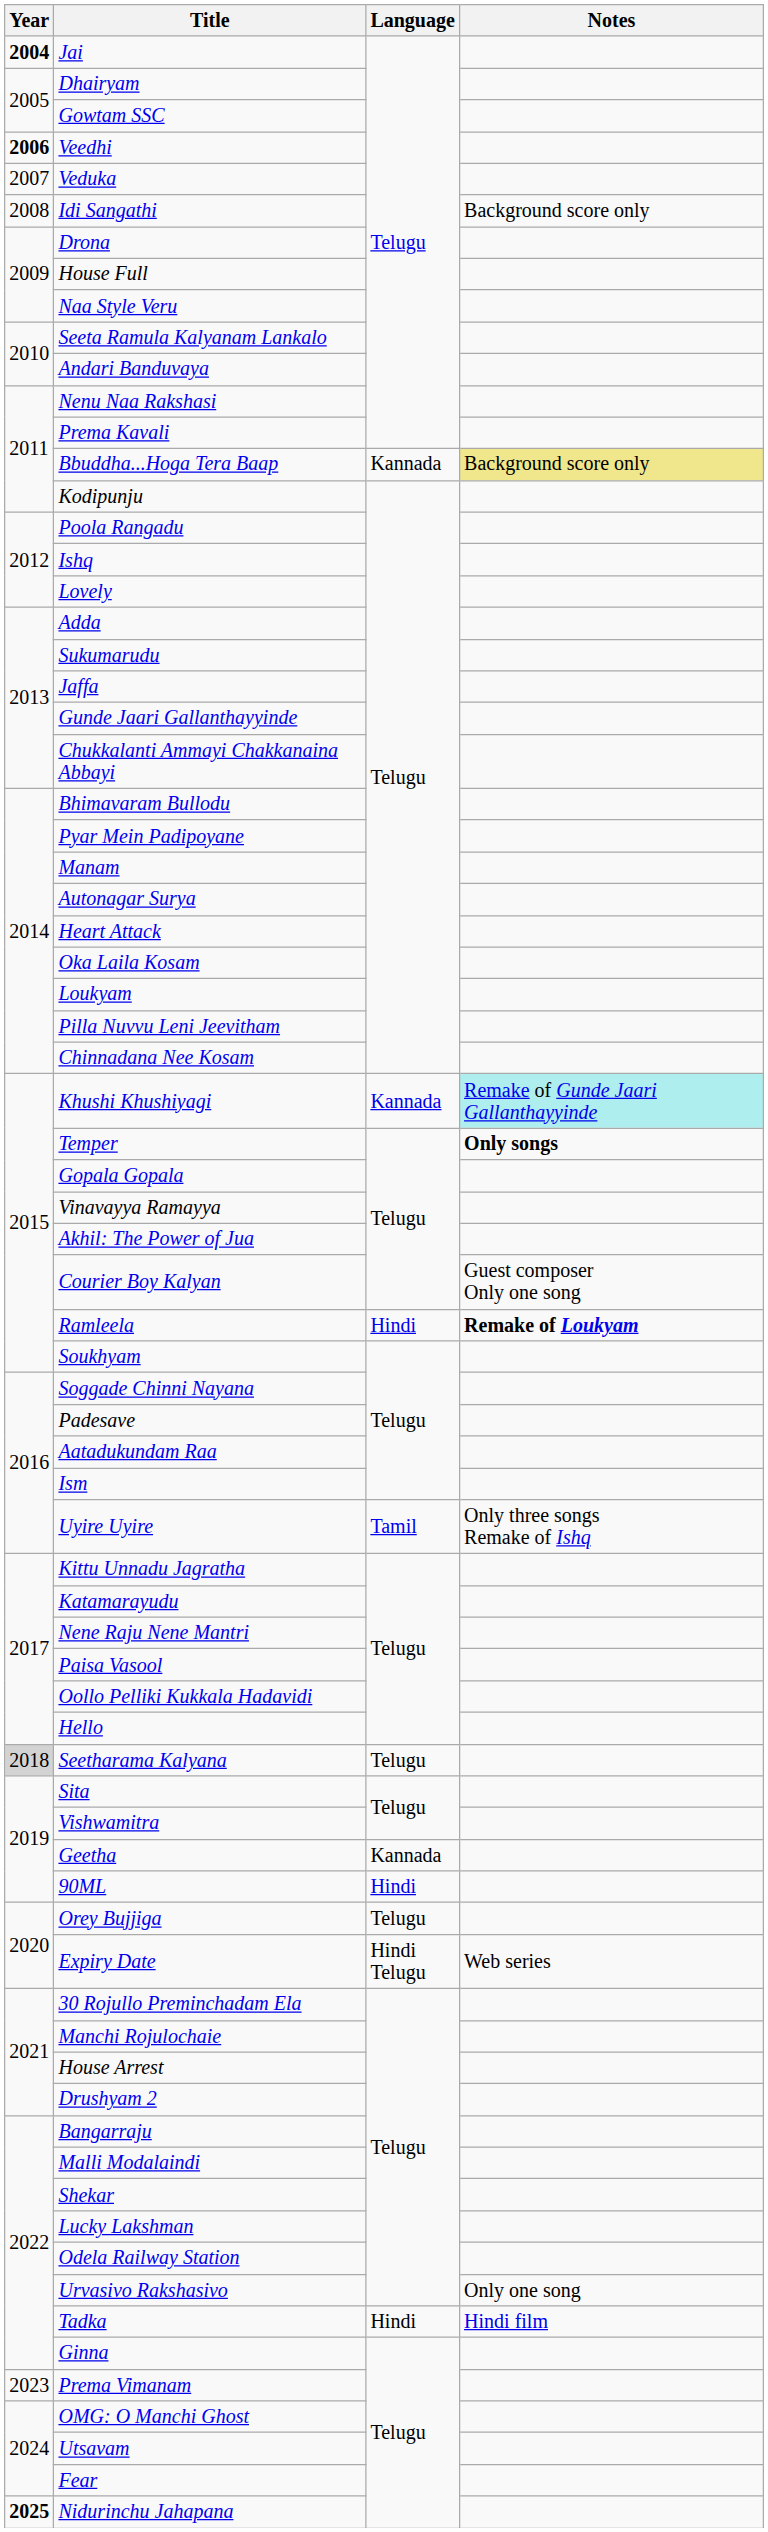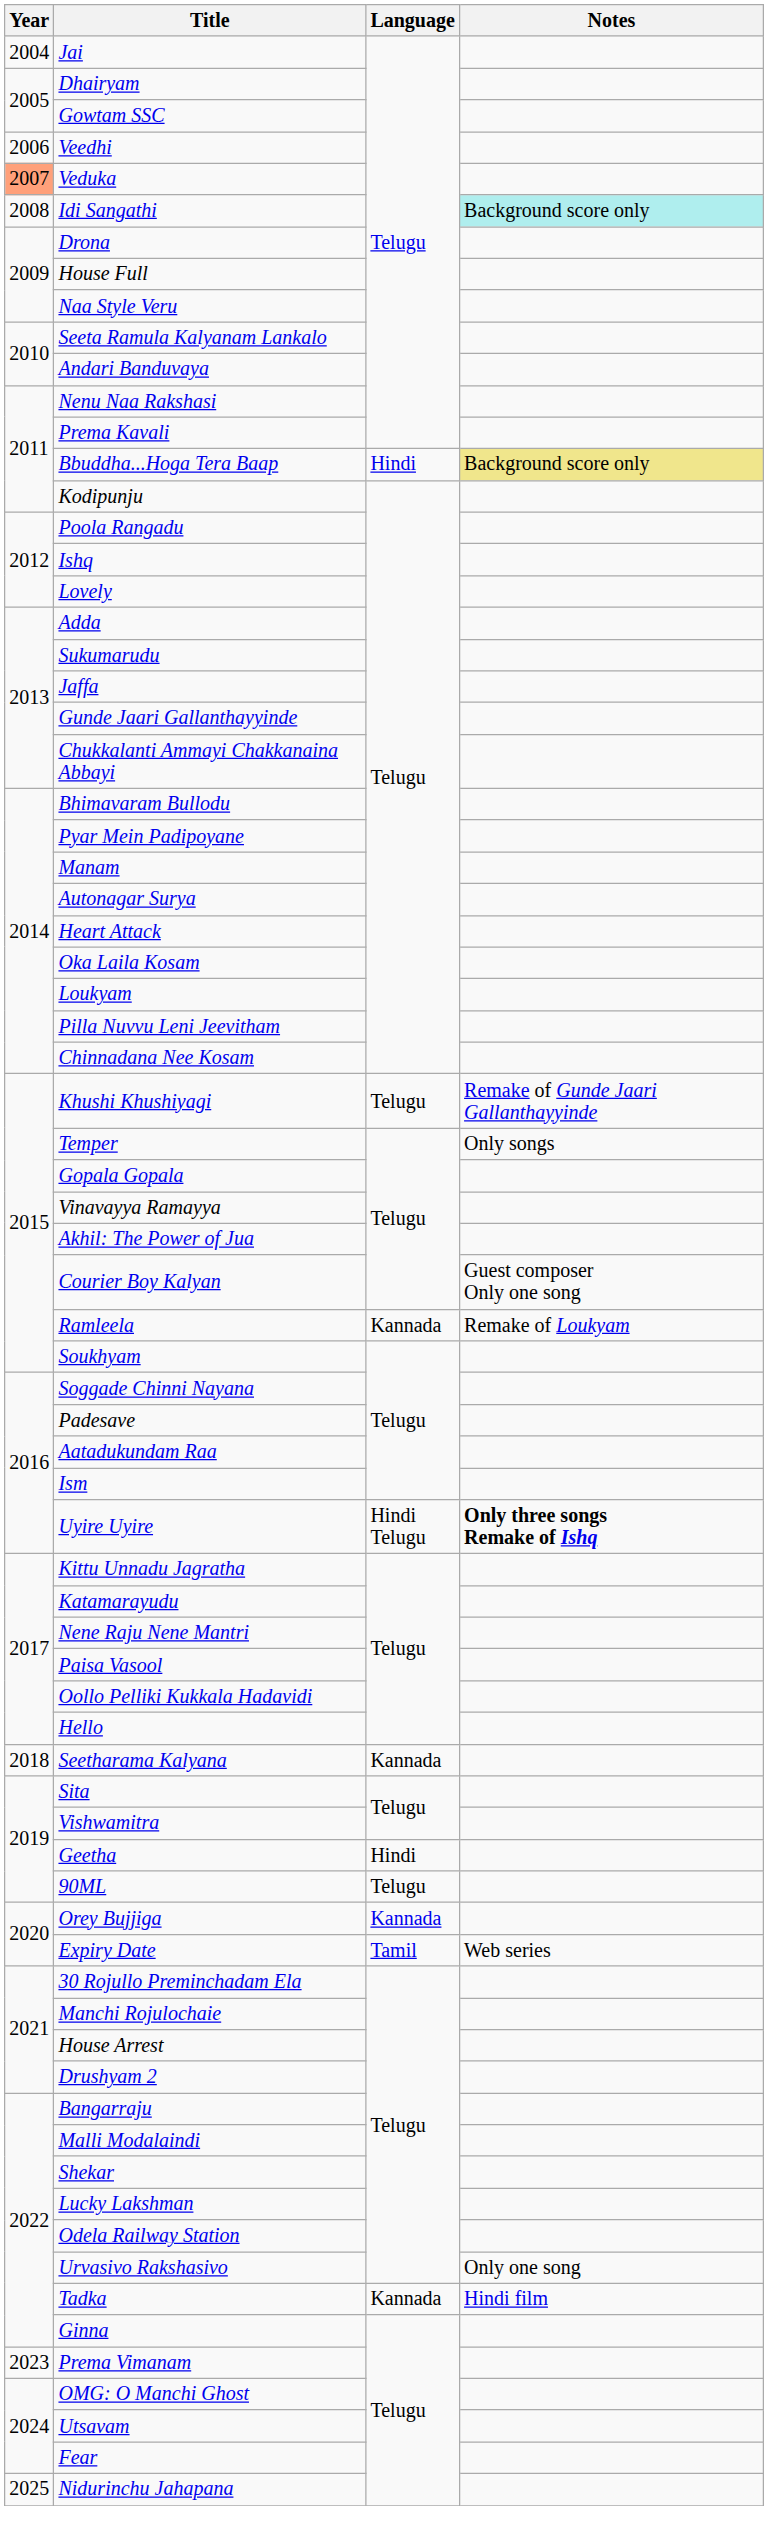(29, 52) bold -> (29, 52) normal
(29, 147) bold -> (29, 147) normal
(29, 178) no background -> (29, 178) lightsalmon background
(557, 210) no background -> (557, 210) paleturquoise background
(406, 464) Kannada -> (393, 464) Hindi
(406, 1100) Kannada -> (398, 1100) Telugu
(560, 1100) paleturquoise background -> (560, 1100) no background
(511, 1143) bold -> (509, 1143) normal
(393, 1324) Hindi -> (406, 1324) Kannada
(551, 1324) bold -> (547, 1324) normal
(394, 1526) Tamil -> (398, 1526) Hindi Telugu
(532, 1526) normal -> (536, 1526) bold
(29, 1759) lightgrey background -> (29, 1759) no background
(398, 1759) Telugu -> (406, 1759) Kannada
(406, 1854) Kannada -> (393, 1854) Hindi
(393, 1886) Hindi -> (398, 1886) Telugu
(398, 1918) Telugu -> (406, 1918) Kannada
(398, 1961) Hindi Telugu -> (394, 1950) Tamil
(393, 2321) Hindi -> (406, 2298) Kannada
(29, 2511) bold -> (29, 2489) normal
